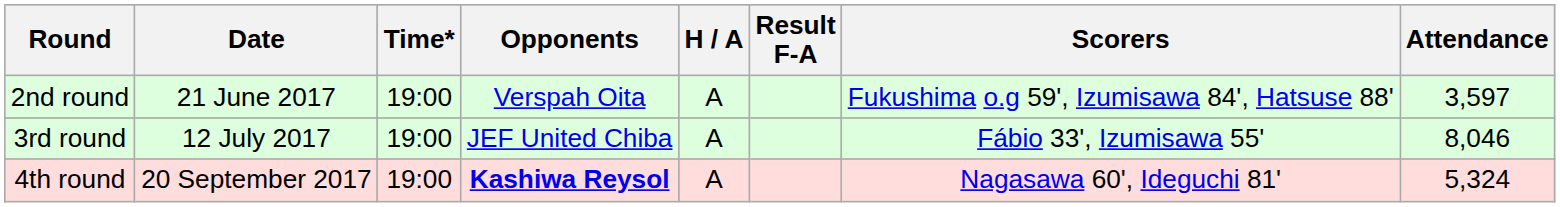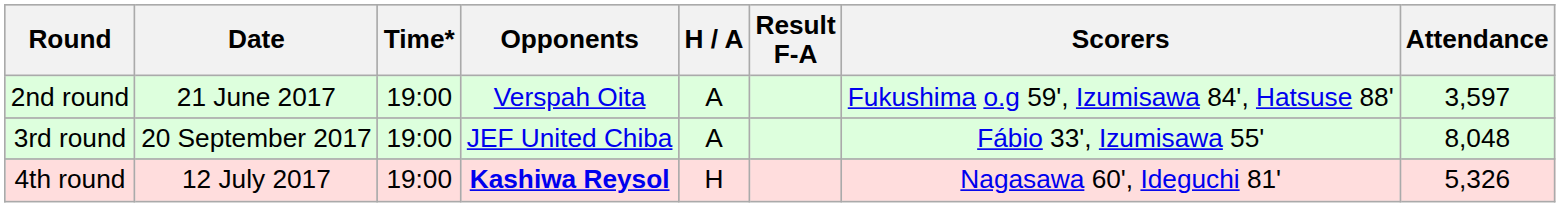(256, 138) 12 July 2017 -> (256, 138) 20 September 2017
(1477, 138) 8,046 -> (1477, 138) 8,048
(256, 179) 20 September 2017 -> (256, 179) 12 July 2017
(714, 179) A -> (714, 179) H
(1477, 179) 5,324 -> (1477, 179) 5,326
